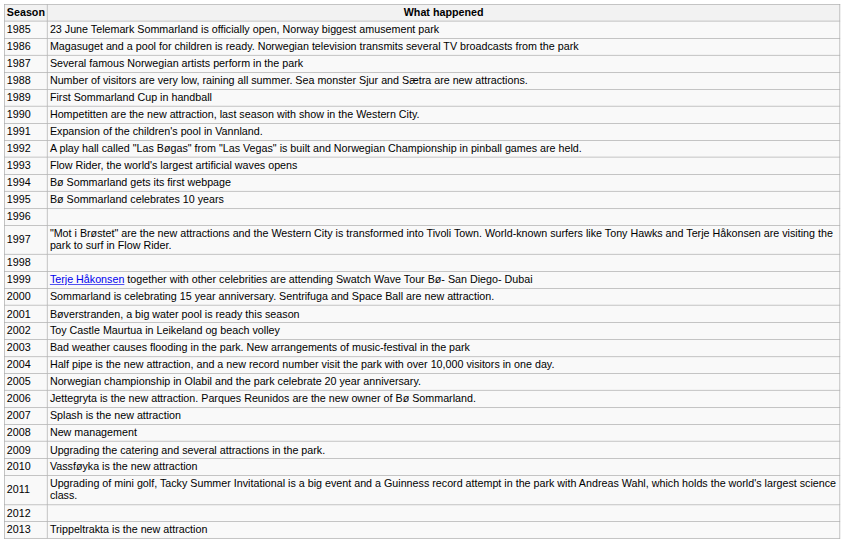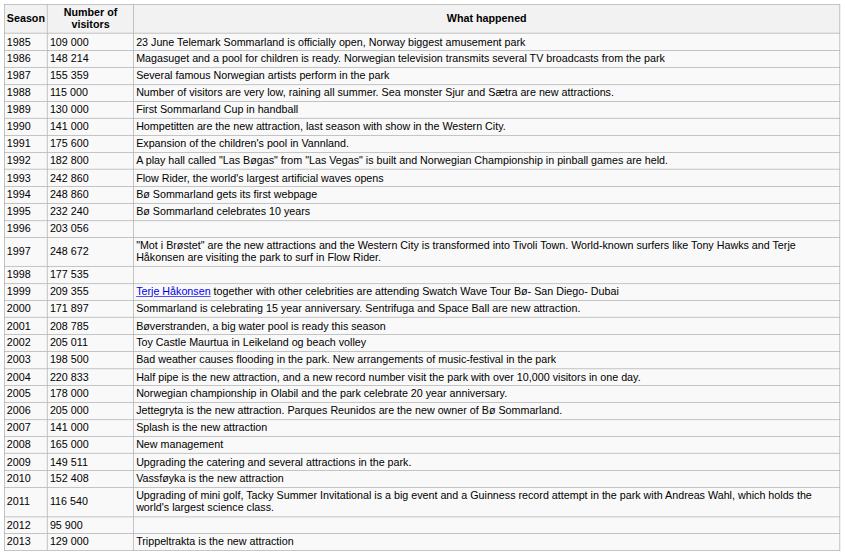+ column: (91, 19)
